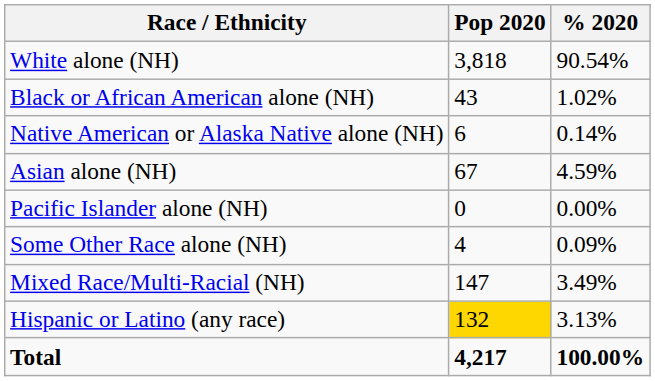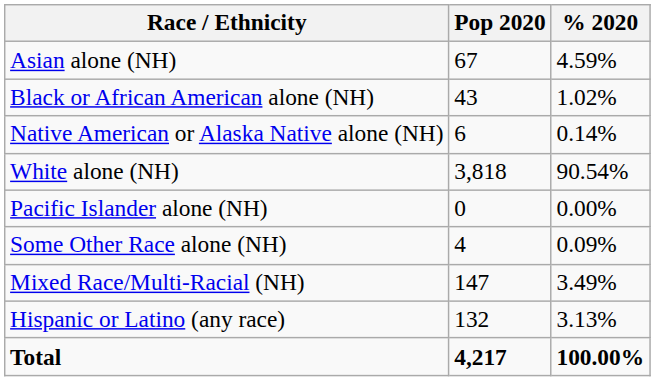rows swapped: (94, 60) <-> (93, 171)
(472, 319) gold background -> (472, 319) no background
